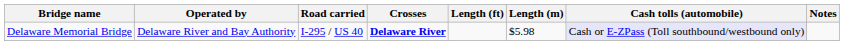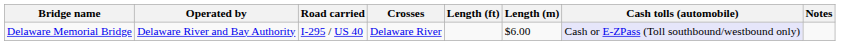(408, 31) bold -> (406, 31) normal
(522, 31) $5.98 -> (518, 31) $6.00
